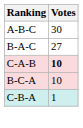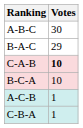(56, 47) 27 -> (56, 47) 29
+ row: (21, 98)
